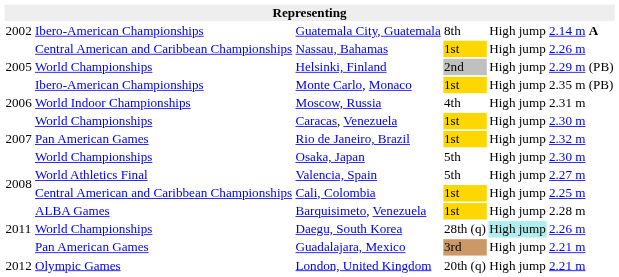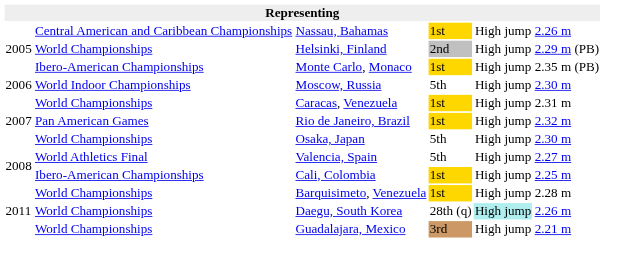- row: (368, 30)
(452, 103) 4th -> (438, 85) 5th
(567, 103) 2.31 m -> (553, 85) 2.30 m
(567, 121) 2.30 m -> (553, 103) 2.31 m
(164, 193) Central American and Caribbean Championships -> (119, 175) Ibero-American Championships
(72, 211) ALBA Games -> (94, 193) World Championships
(92, 247) Pan American Games -> (94, 229) World Championships
- row: (363, 265)
